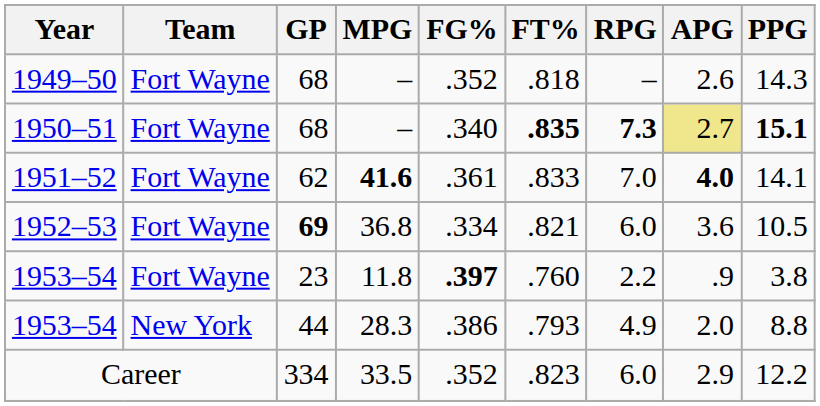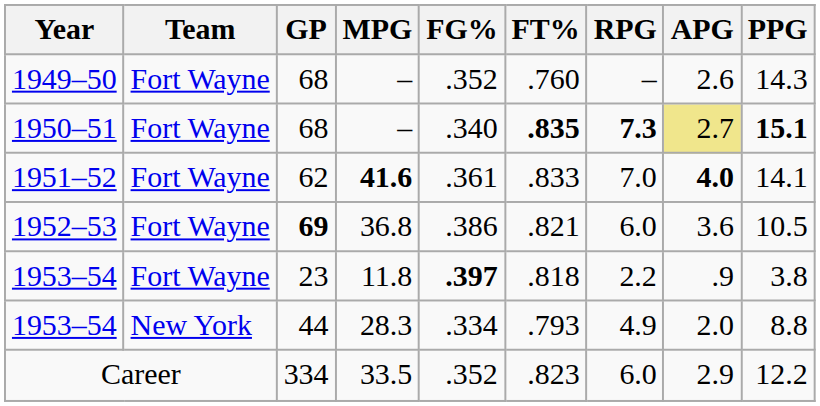(554, 78) .818 -> (554, 78) .760
(471, 226) .334 -> (471, 226) .386
(554, 276) .760 -> (554, 276) .818
(471, 325) .386 -> (471, 325) .334
